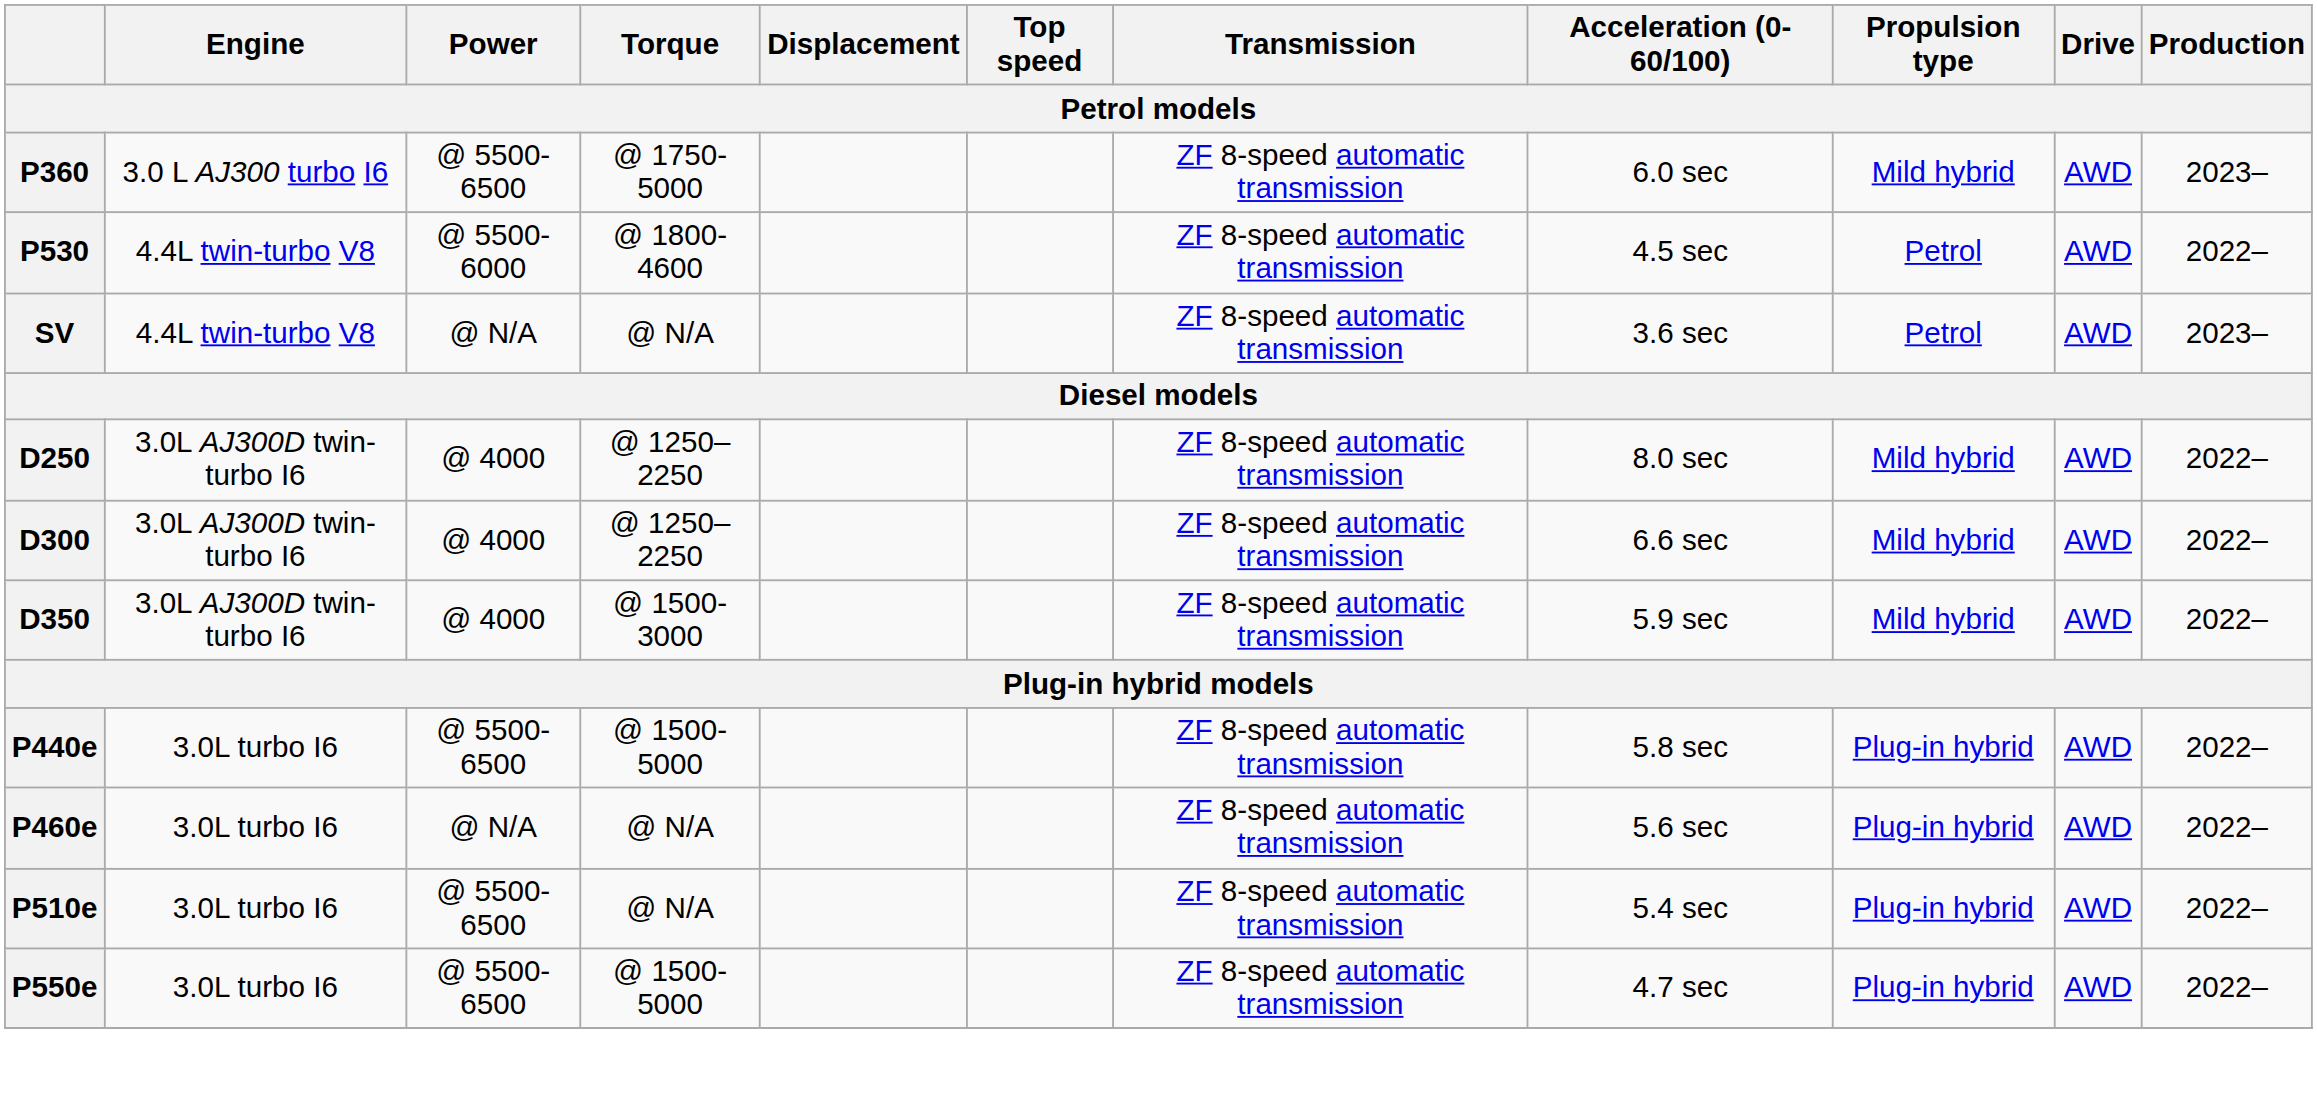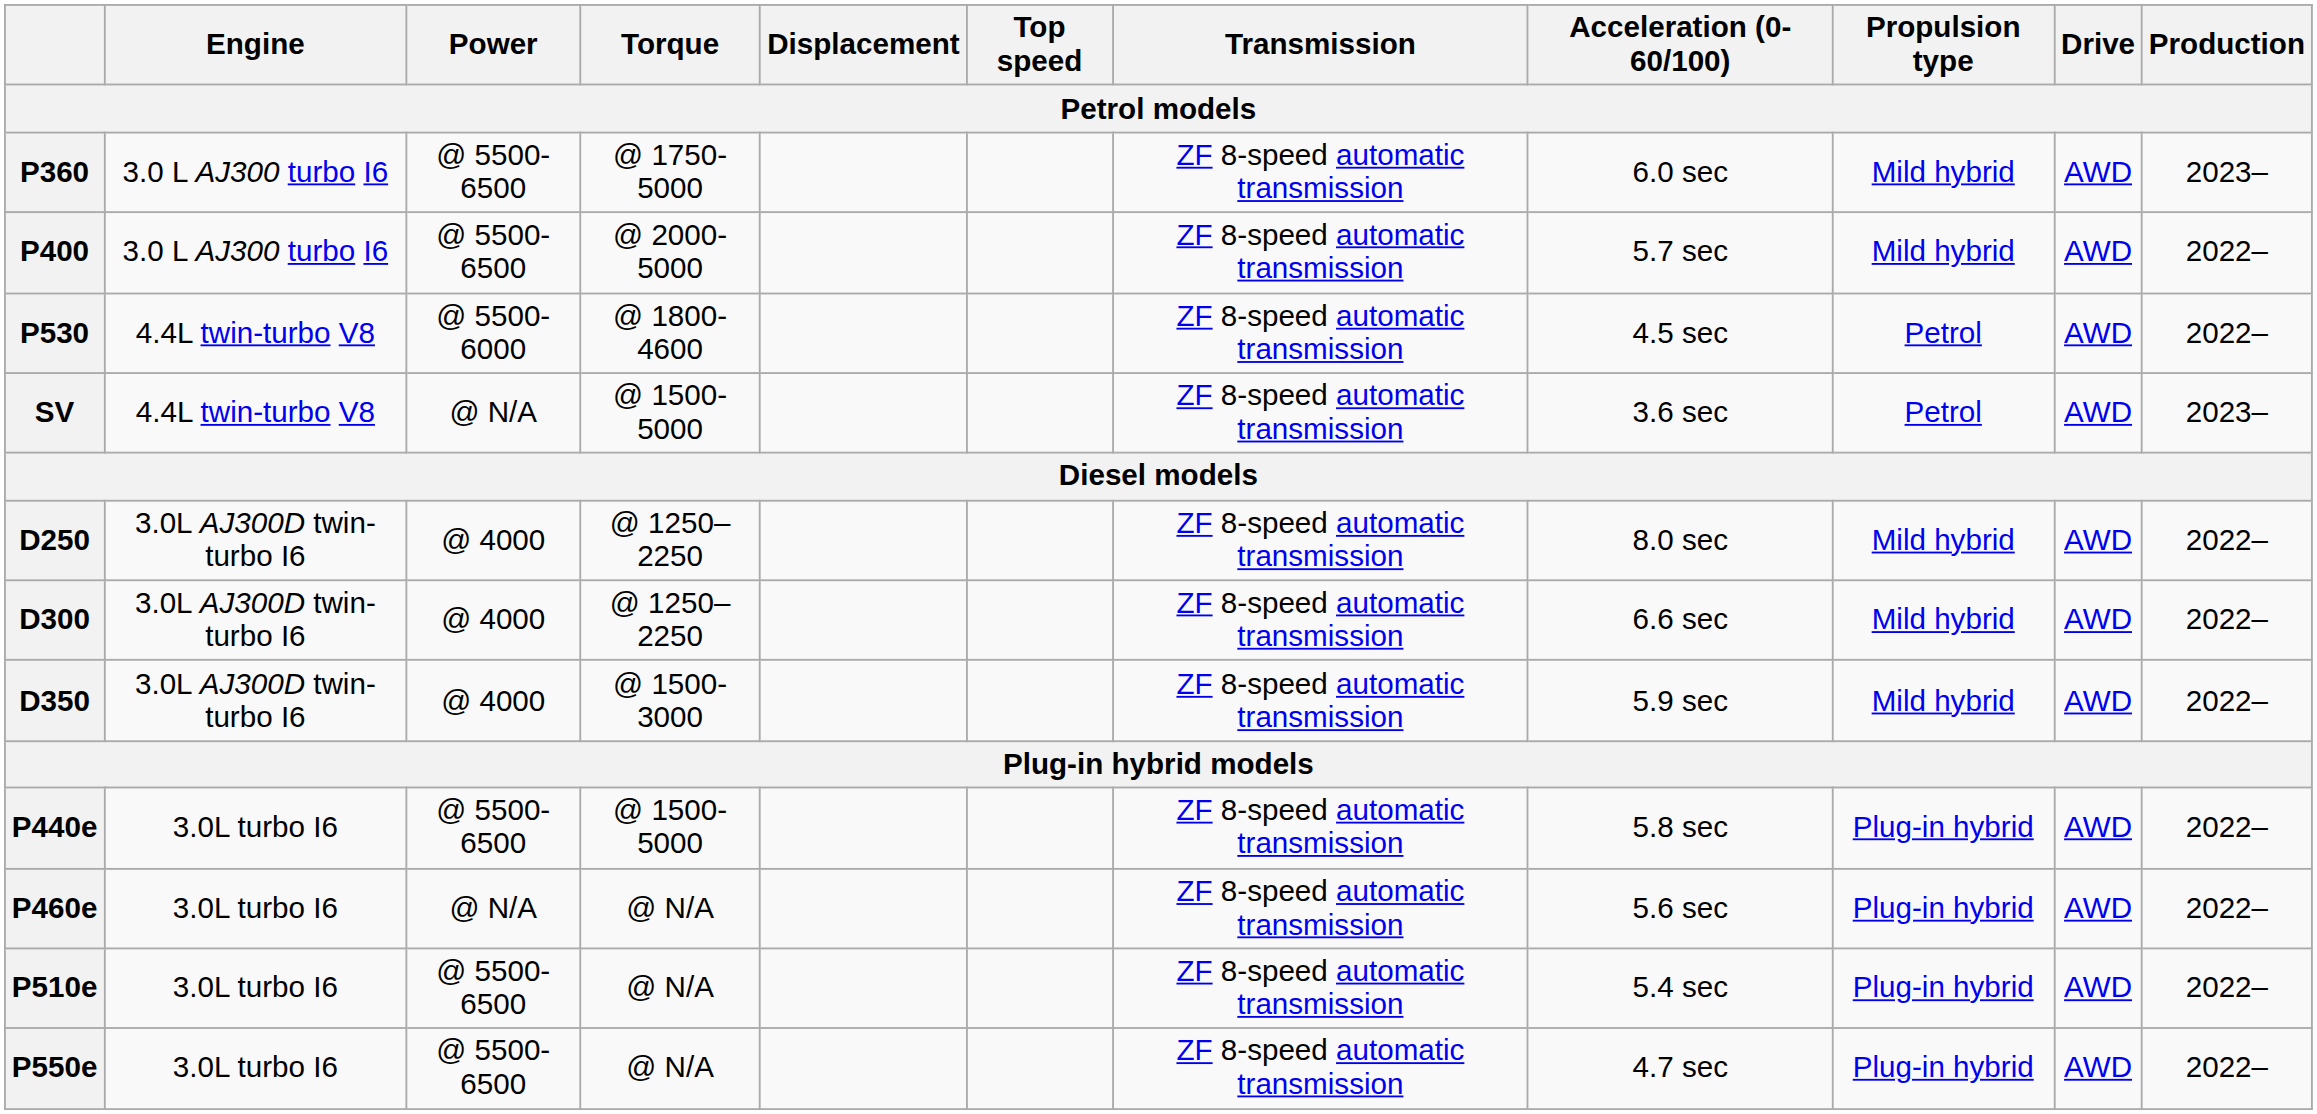+ row: (55, 252)
(670, 332) @ N/A -> (670, 412) @ 1500-5000
(670, 987) @ 1500-5000 -> (670, 1068) @ N/A
